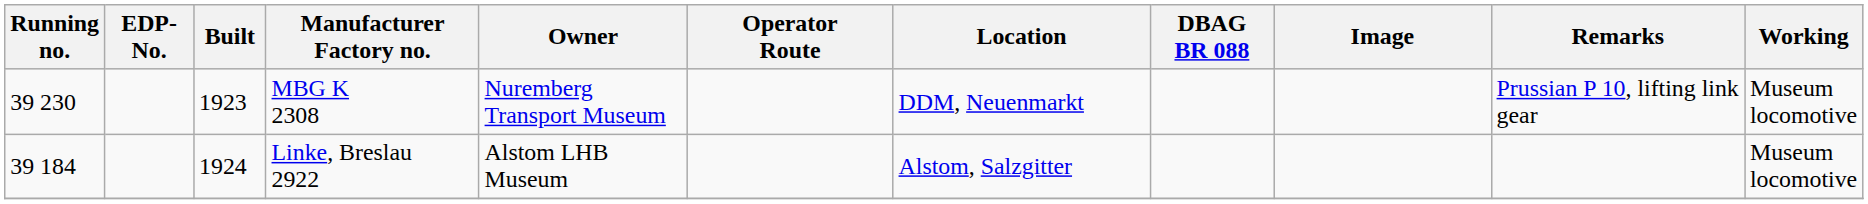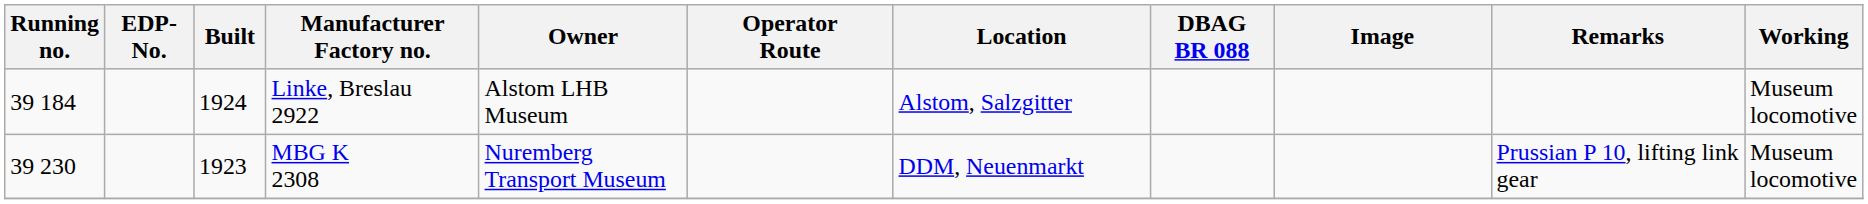rows swapped: (342, 166) <-> (310, 101)
